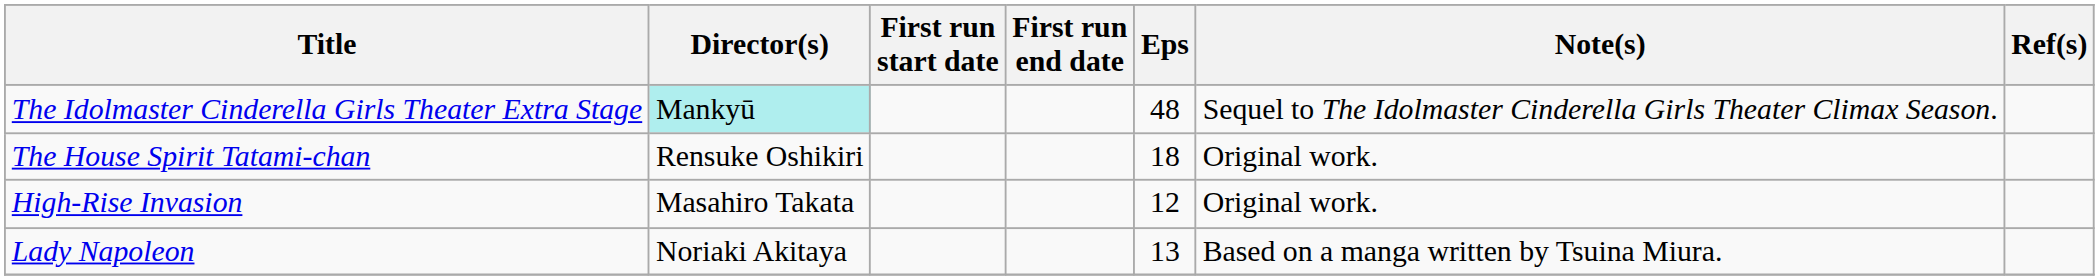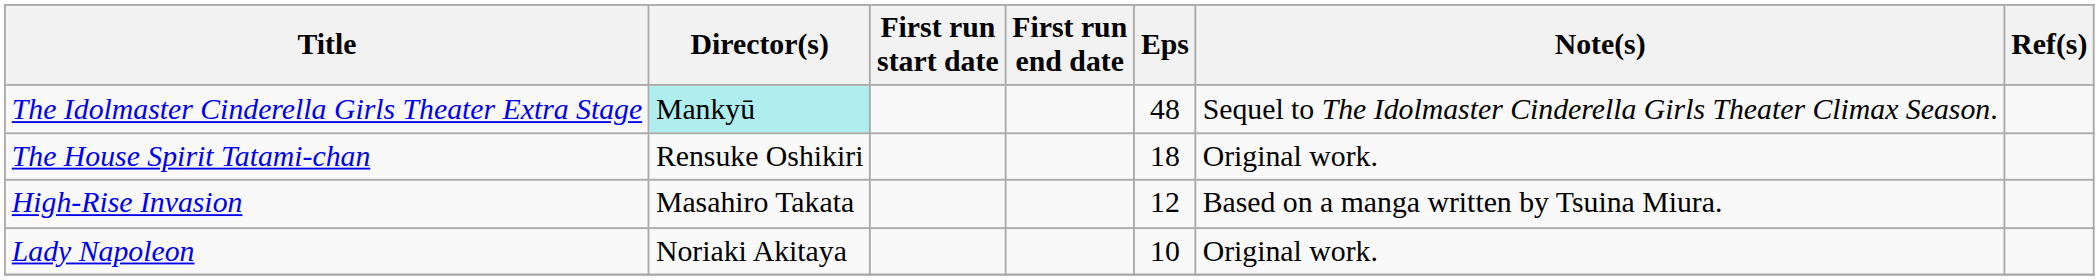(1290, 203) Original work. -> (1463, 203) Based on a manga written by Tsuina Miura.
(1165, 250) 13 -> (1165, 250) 10
(1463, 250) Based on a manga written by Tsuina Miura. -> (1290, 250) Original work.
